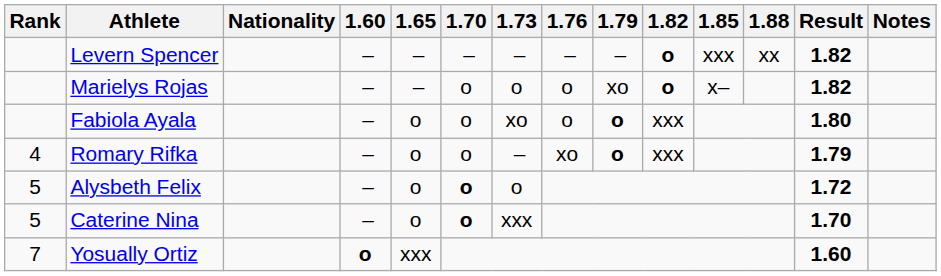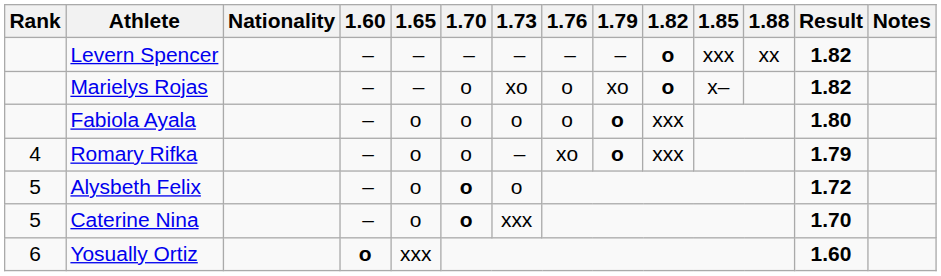(517, 87) o -> (517, 87) xo
(517, 120) xo -> (517, 120) o
(35, 253) 7 -> (35, 253) 6
